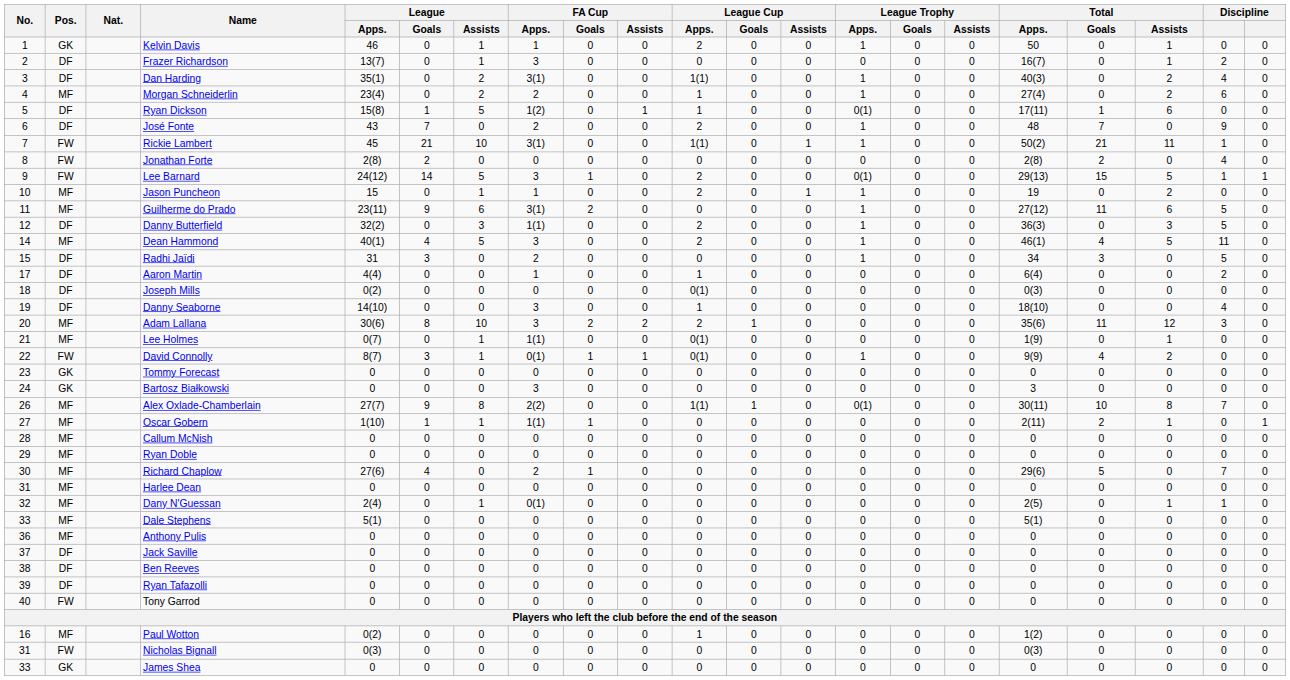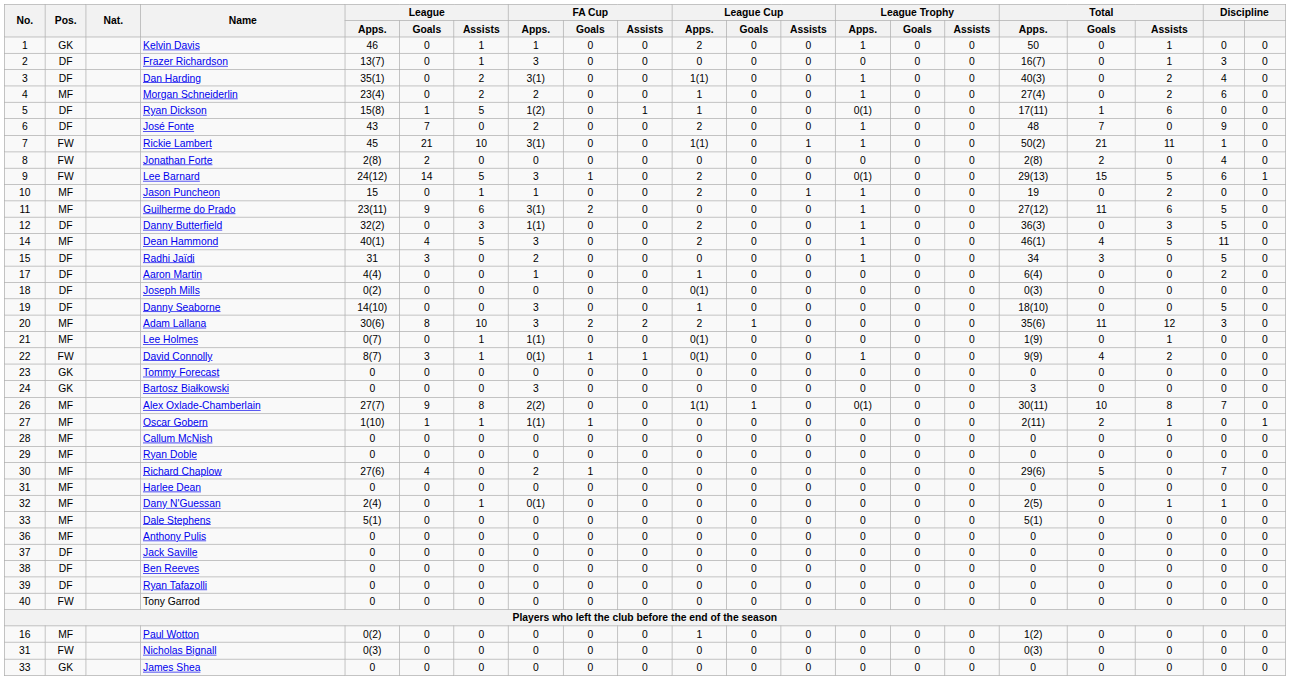(1224, 62) 2 -> (1224, 62) 3
(1224, 176) 1 -> (1224, 176) 6
(1224, 307) 4 -> (1224, 307) 5
